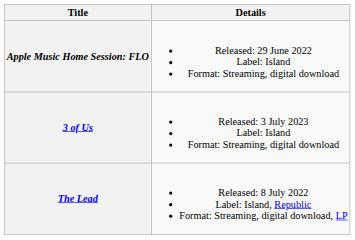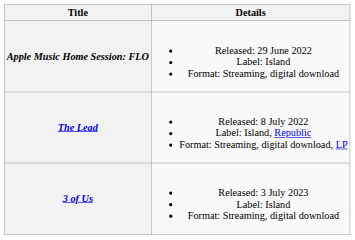rows swapped: (78, 198) <-> (78, 127)
